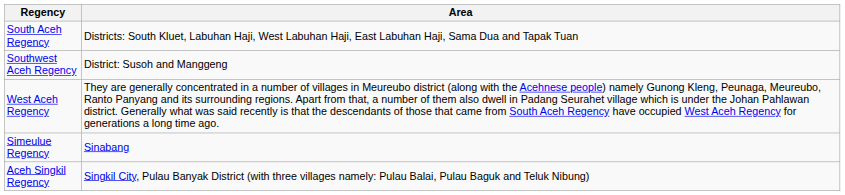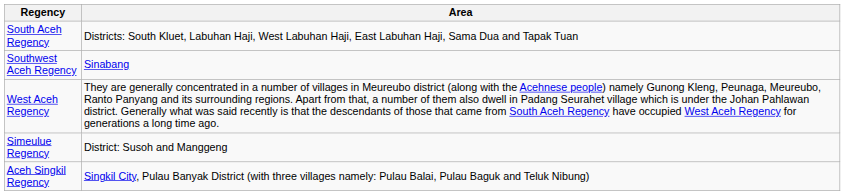(156, 65) District: Susoh and Manggeng -> (107, 65) Sinabang
(107, 147) Sinabang -> (156, 147) District: Susoh and Manggeng
